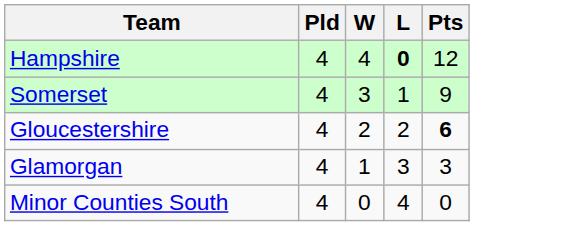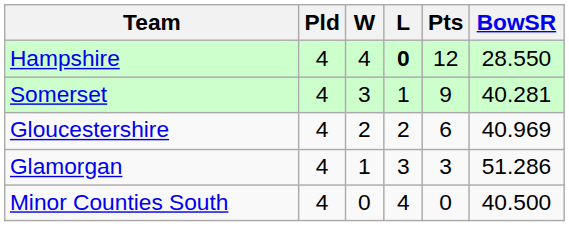+ column: (516, 22)
(446, 130) bold -> (446, 130) normal
